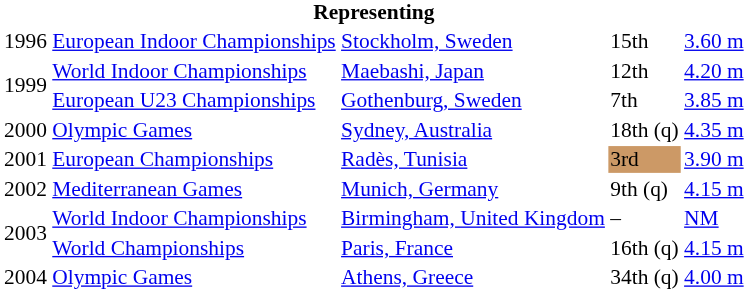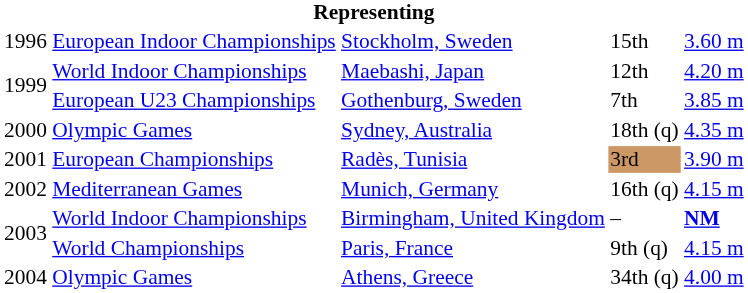(639, 188) 9th (q) -> (644, 188) 16th (q)
(701, 218) normal -> (702, 218) bold
(644, 247) 16th (q) -> (639, 247) 9th (q)
